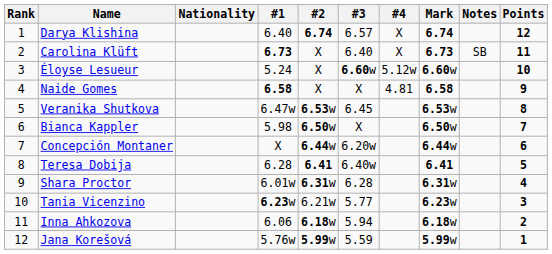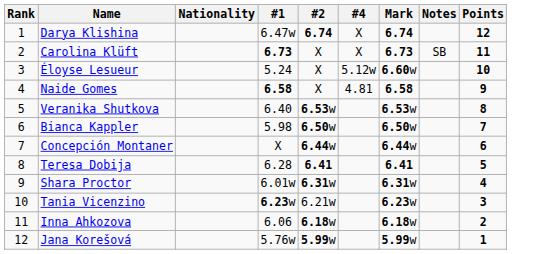- column: (359, 14)
(278, 33) 6.40 -> (278, 33) 6.47w
(278, 108) 6.47w -> (278, 108) 6.40
